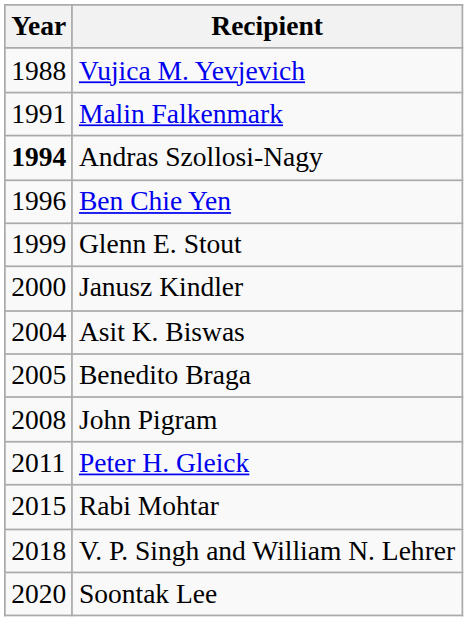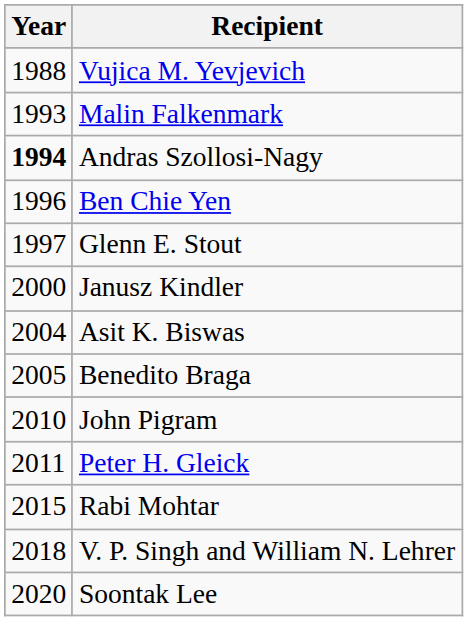(39, 113) 1991 -> (39, 113) 1993
(39, 244) 1999 -> (39, 244) 1997
(39, 419) 2008 -> (39, 419) 2010
